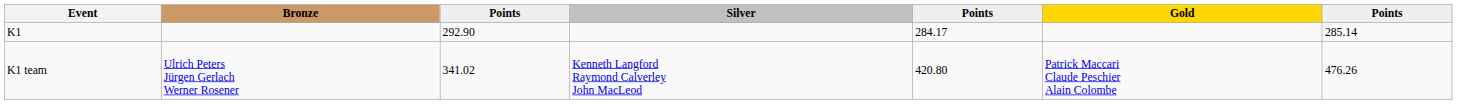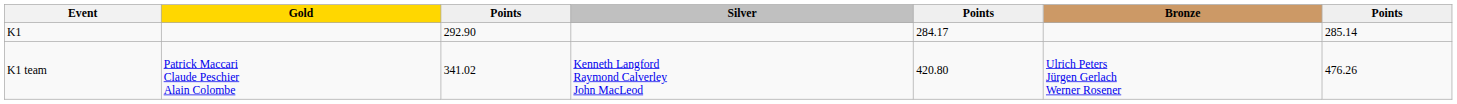columns swapped: (1182, 13) <-> (300, 13)
